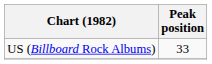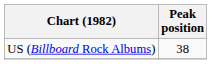(183, 48) 33 -> (183, 48) 38
